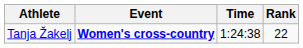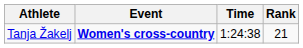(281, 33) 22 -> (281, 33) 21
